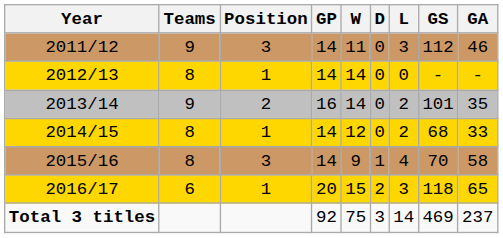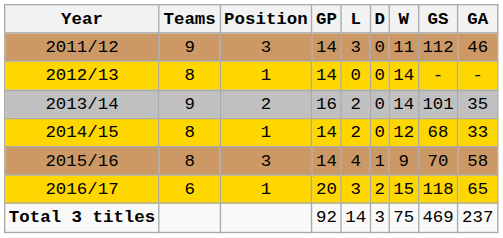columns swapped: (356, 19) <-> (404, 19)
